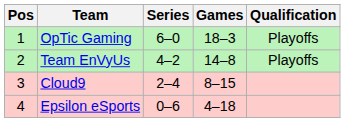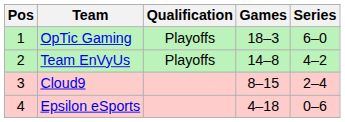columns swapped: (168, 15) <-> (293, 15)
